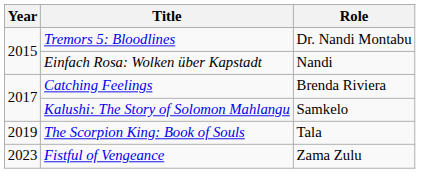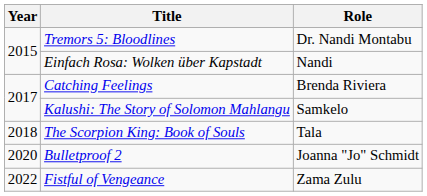(23, 132) 2019 -> (23, 132) 2018
+ row: (83, 156)
(23, 156) 2023 -> (23, 179) 2022
